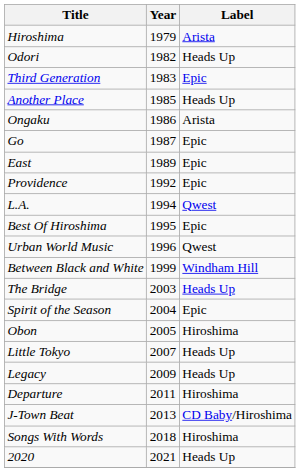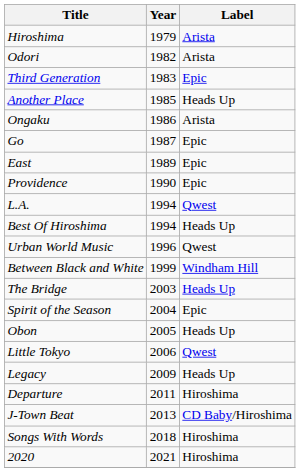(209, 57) Heads Up -> (199, 57) Arista
(163, 183) 1992 -> (163, 183) 1990
(163, 225) 1995 -> (163, 225) 1994
(195, 225) Epic -> (209, 225) Heads Up
(210, 330) Hiroshima -> (209, 330) Heads Up
(163, 352) 2007 -> (163, 352) 2006
(209, 352) Heads Up -> (199, 352) Qwest
(209, 457) Heads Up -> (210, 457) Hiroshima
